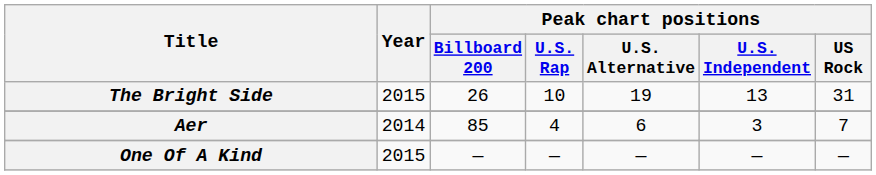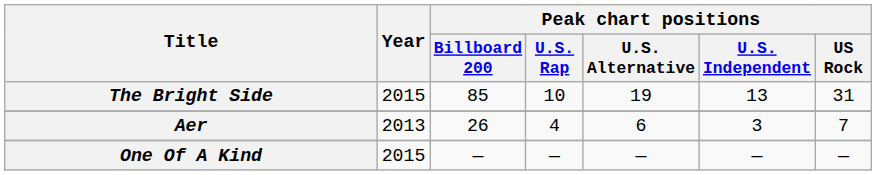(478, 96) 26 -> (478, 96) 85
(404, 126) 2014 -> (404, 126) 2013
(478, 126) 85 -> (478, 126) 26
